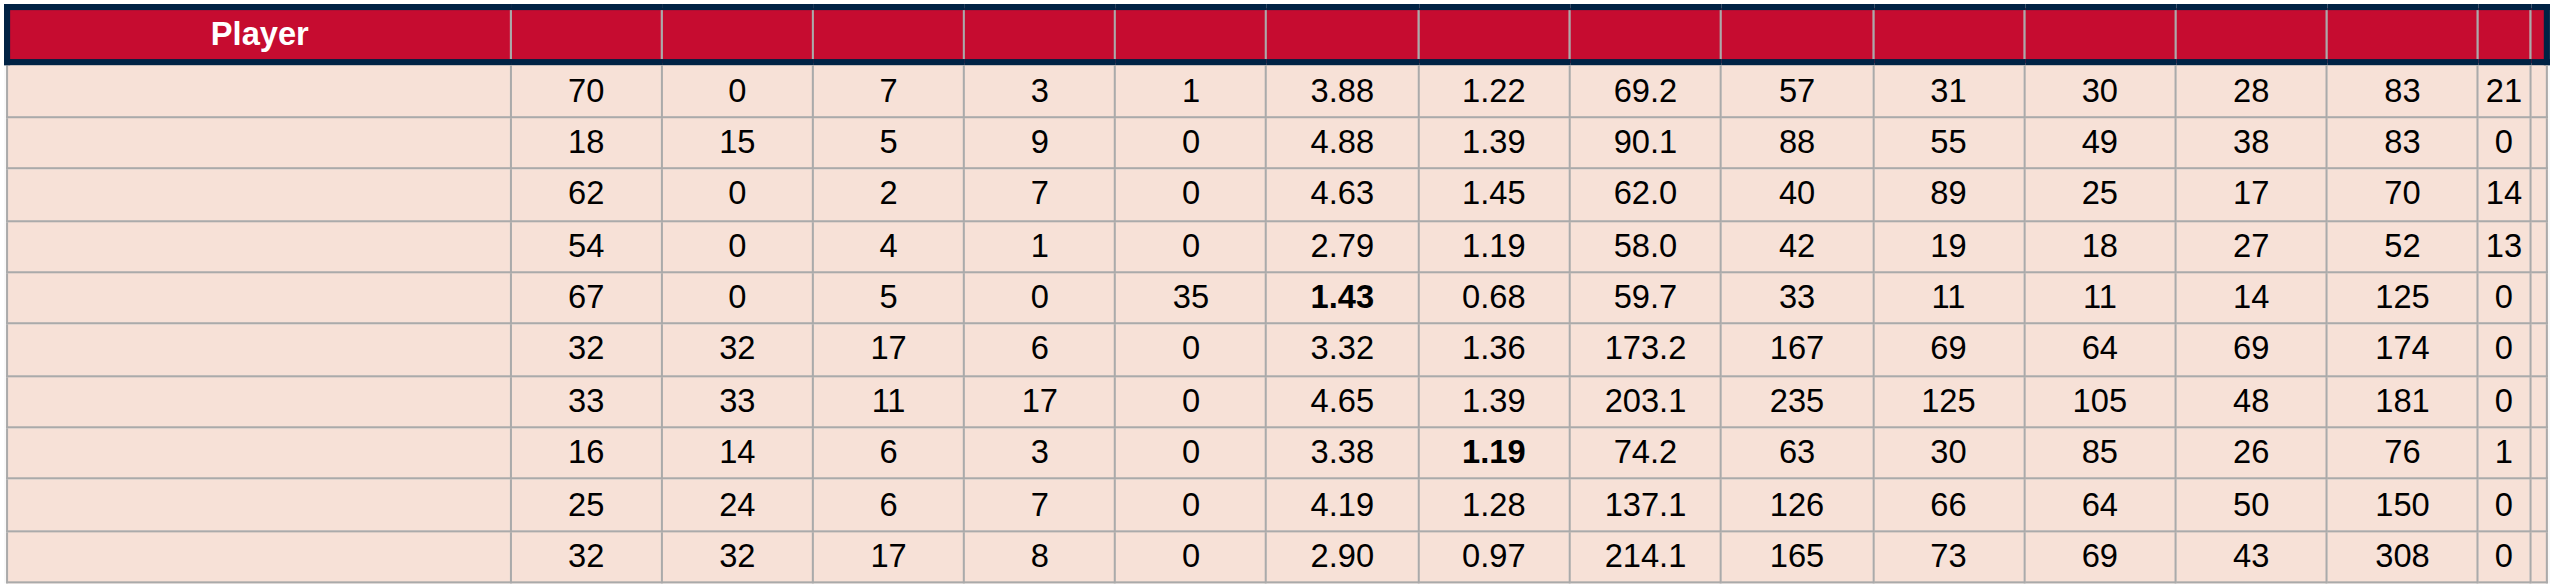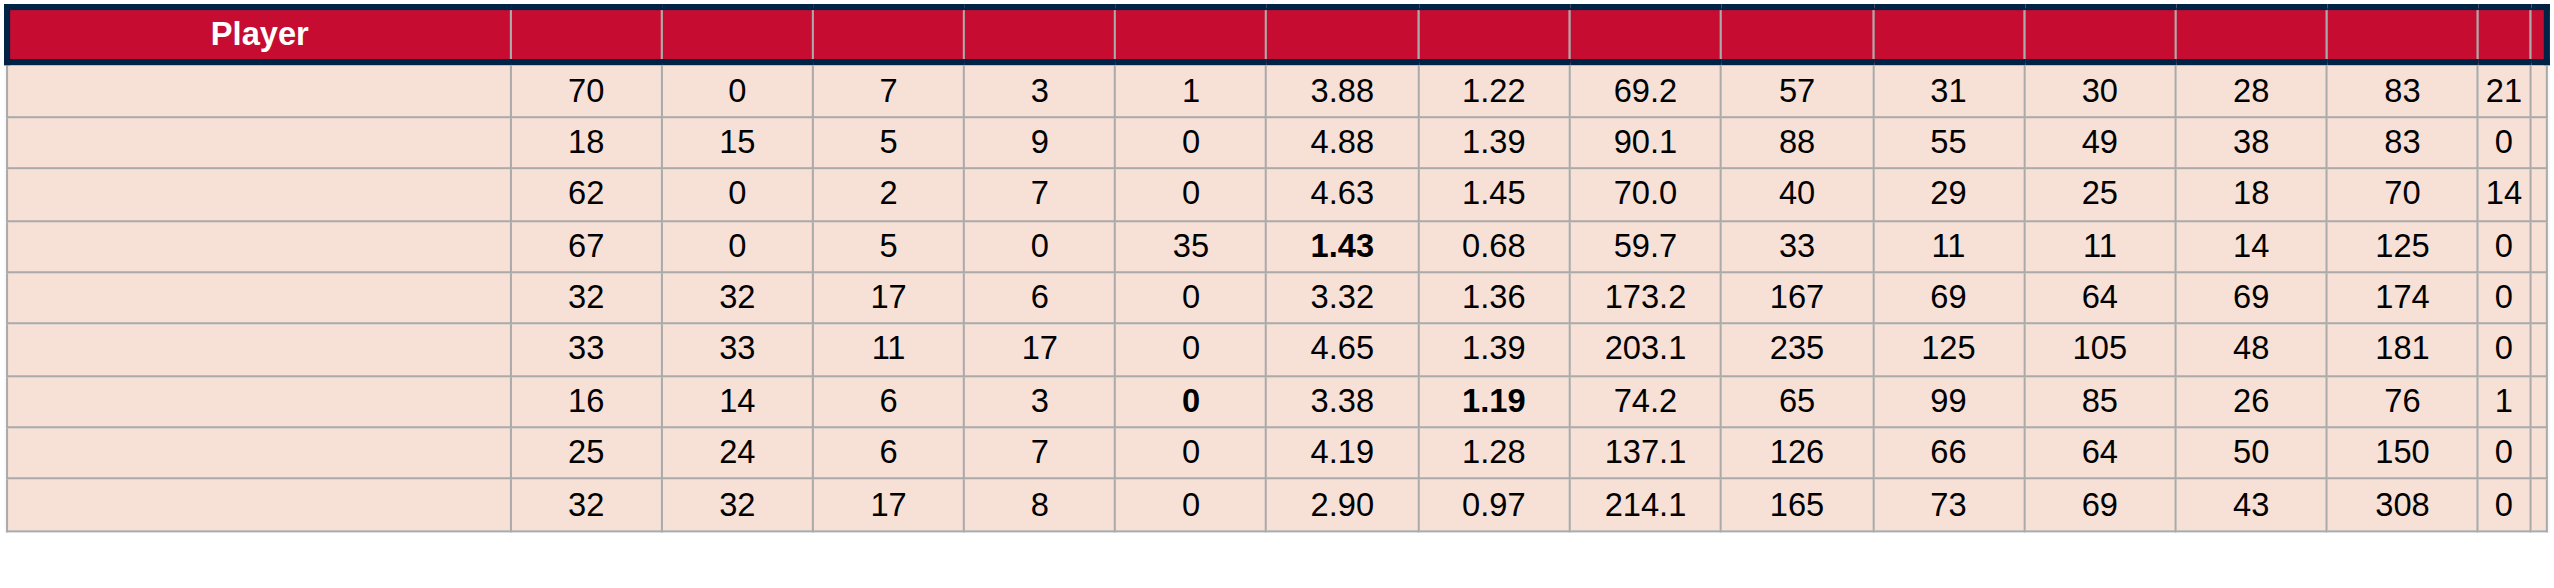(1645, 193) 62.0 -> (1645, 193) 70.0
(1948, 193) 89 -> (1948, 193) 29
(2251, 193) 17 -> (2251, 193) 18
- row: (586, 245)
(1191, 452) normal -> (1191, 400) bold
(1797, 452) 63 -> (1797, 400) 65
(1948, 452) 30 -> (1948, 400) 99
